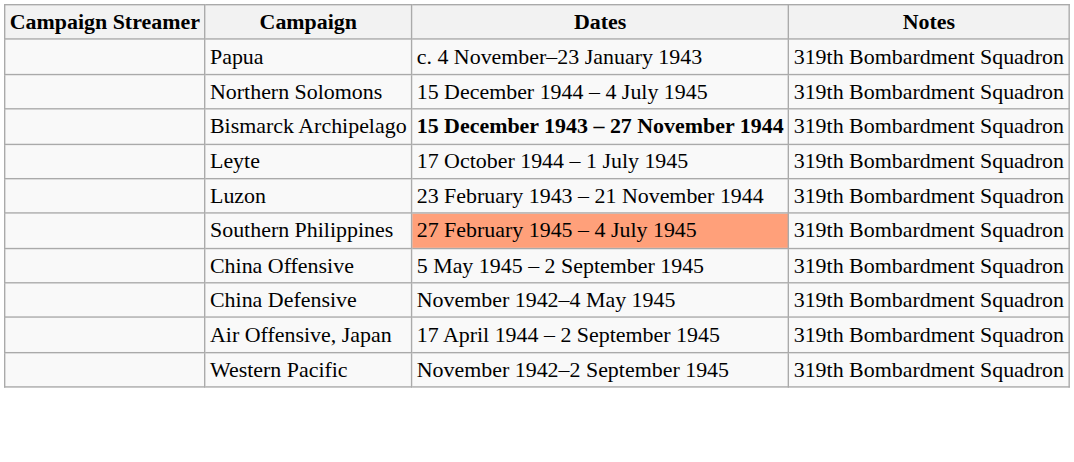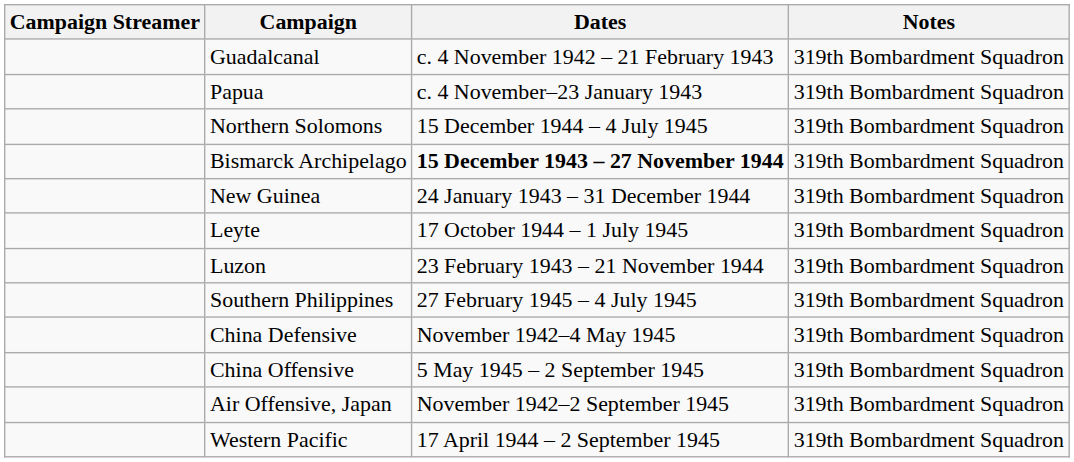+ row: (265, 56)
+ row: (265, 195)
(557, 230) lightsalmon background -> (557, 299) no background
rows swapped: (283, 299) <-> (282, 265)
(568, 334) 17 April 1944 – 2 September 1945 -> (573, 404) November 1942–2 September 1945
(573, 369) November 1942–2 September 1945 -> (568, 439) 17 April 1944 – 2 September 1945
